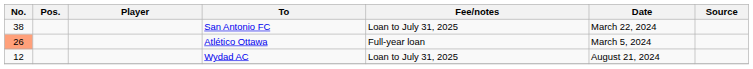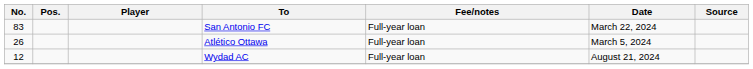(19, 27) 38 -> (19, 27) 83
(413, 27) Loan to July 31, 2025 -> (396, 27) Full-year loan
(19, 42) lightsalmon background -> (19, 42) no background
(413, 57) Loan to July 31, 2025 -> (396, 57) Full-year loan
